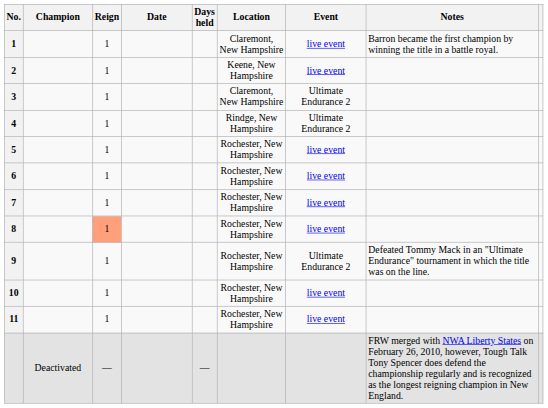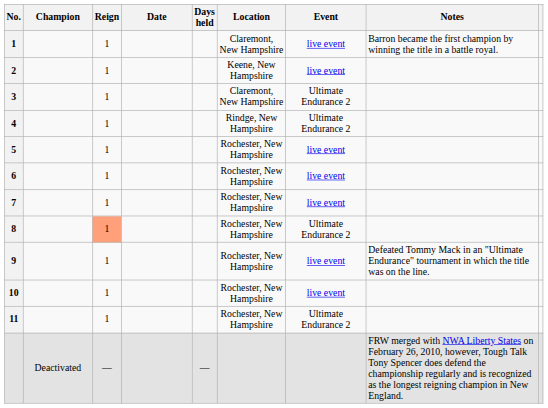(326, 229) live event -> (326, 229) Ultimate Endurance 2
(326, 261) Ultimate Endurance 2 -> (326, 261) live event
(326, 319) live event -> (326, 319) Ultimate Endurance 2
